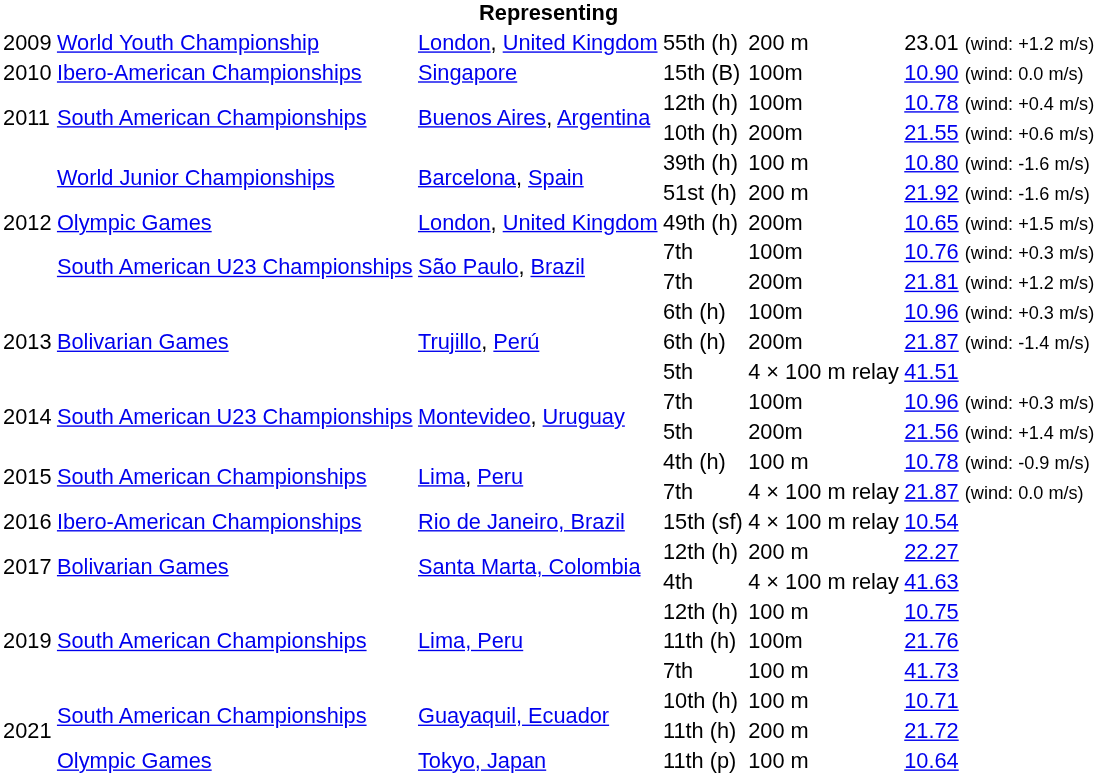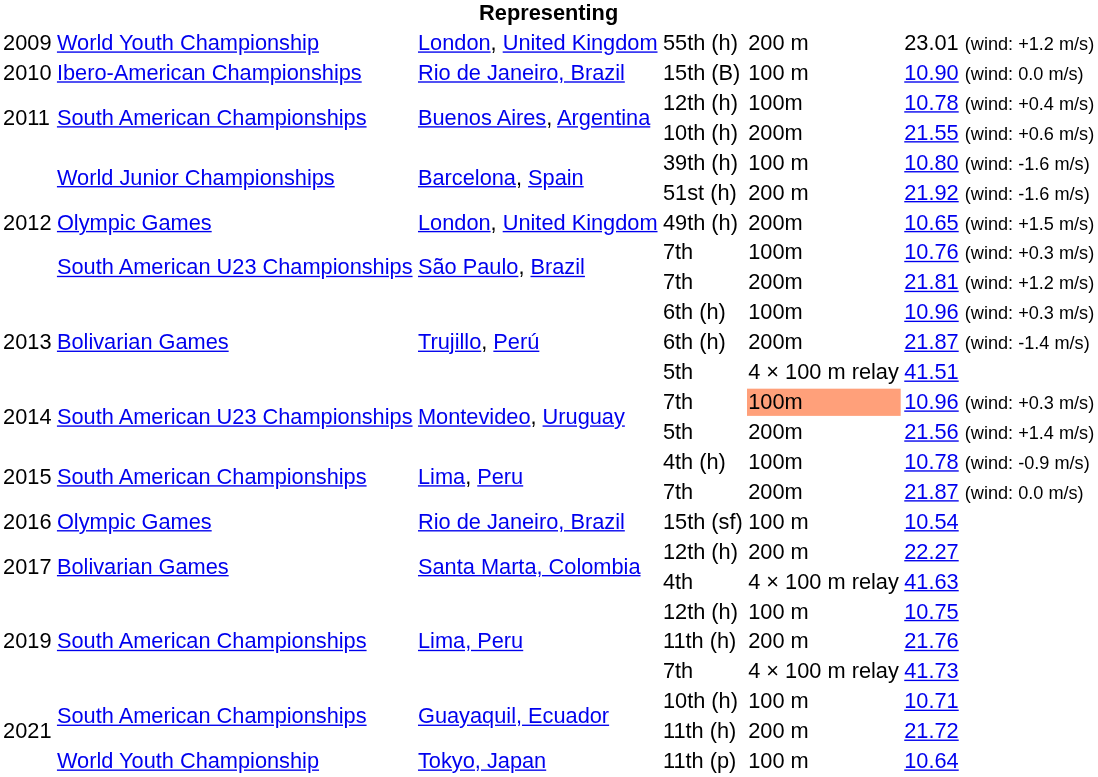(468, 72) Singapore -> (521, 72) Rio de Janeiro, Brazil
(775, 72) 100m -> (778, 72) 100 m
(775, 402) no background -> (775, 402) lightsalmon background
(778, 461) 100 m -> (775, 461) 100m
(824, 491) 4 × 100 m relay -> (775, 491) 200m
(209, 521) Ibero-American Championships -> (134, 521) Olympic Games
(824, 521) 4 × 100 m relay -> (778, 521) 100 m
(775, 641) 100m -> (778, 641) 200 m
(778, 671) 100 m -> (824, 671) 4 × 100 m relay
(134, 761) Olympic Games -> (188, 761) World Youth Championship
